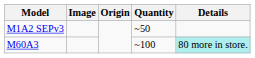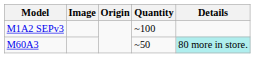(142, 28) ~50 -> (145, 28) ~100
(145, 45) ~100 -> (142, 45) ~50
